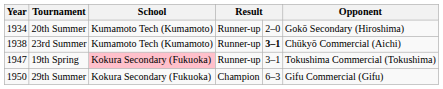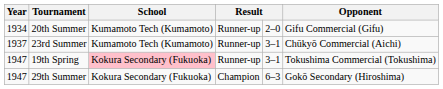(345, 28) Gokō Secondary (Hiroshima) -> (334, 28) Gifu Commercial (Gifu)
(17, 44) 1938 -> (17, 44) 1937
(273, 44) bold -> (273, 44) normal
(17, 76) 1950 -> (17, 76) 1947
(334, 76) Gifu Commercial (Gifu) -> (345, 76) Gokō Secondary (Hiroshima)
